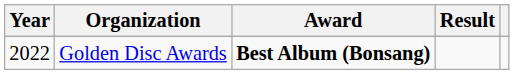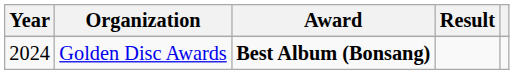(30, 52) 2022 -> (30, 52) 2024
